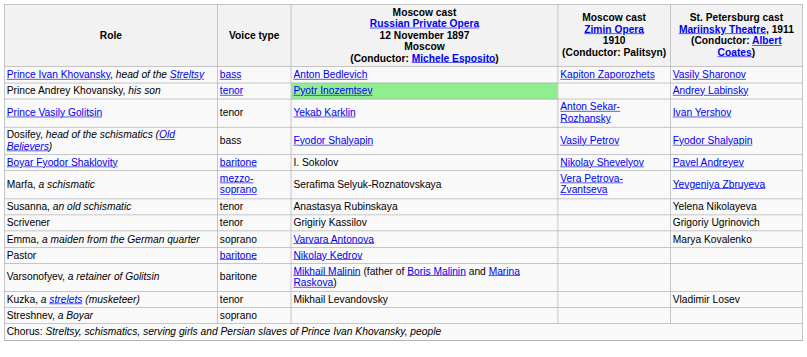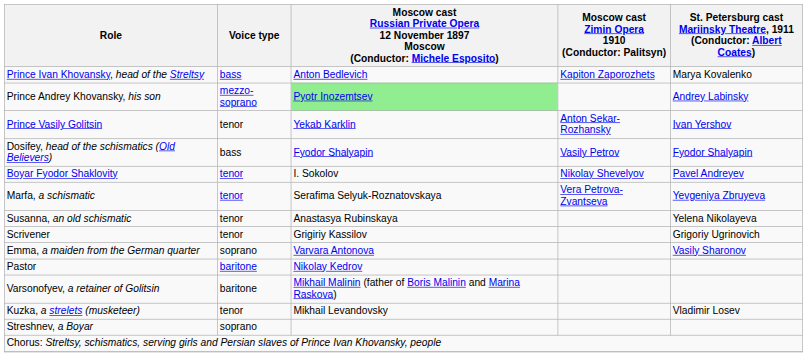(709, 74) Vasily Sharonov -> (712, 74) Marya Kovalenko
(232, 91) tenor -> (238, 96) mezzo-soprano
(238, 162) baritone -> (232, 174) tenor
(238, 184) mezzo-soprano -> (232, 196) tenor
(712, 239) Marya Kovalenko -> (709, 250) Vasily Sharonov
